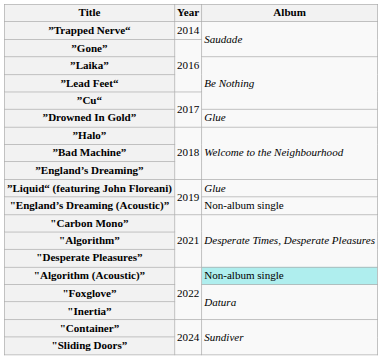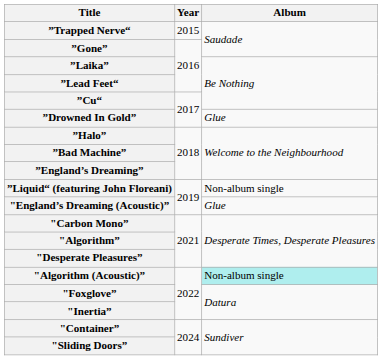(188, 30) 2014 -> (188, 30) 2015
(215, 188) Glue -> (244, 188) Non-album single
(244, 205) Non-album single -> (215, 205) Glue
